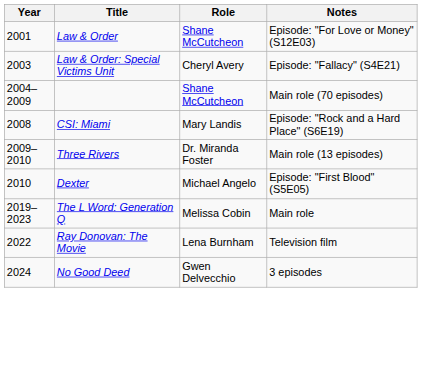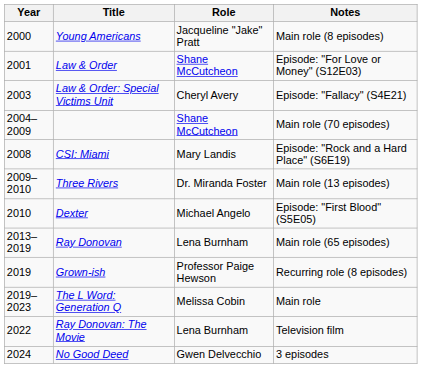+ row: (98, 36)
+ row: (89, 242)
+ row: (81, 272)
